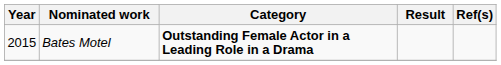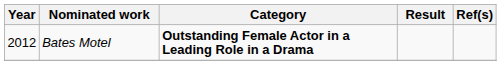(22, 42) 2015 -> (22, 42) 2012
